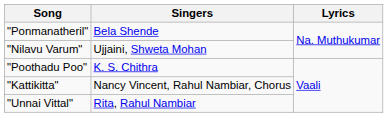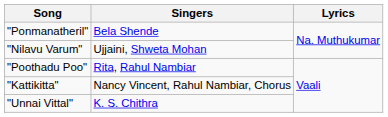(126, 67) K. S. Chithra -> (145, 67) Rita, Rahul Nambiar
(145, 103) Rita, Rahul Nambiar -> (126, 103) K. S. Chithra
